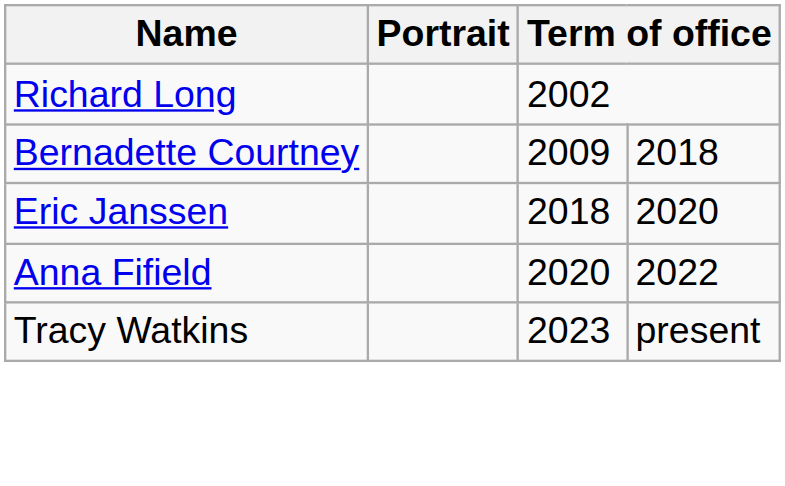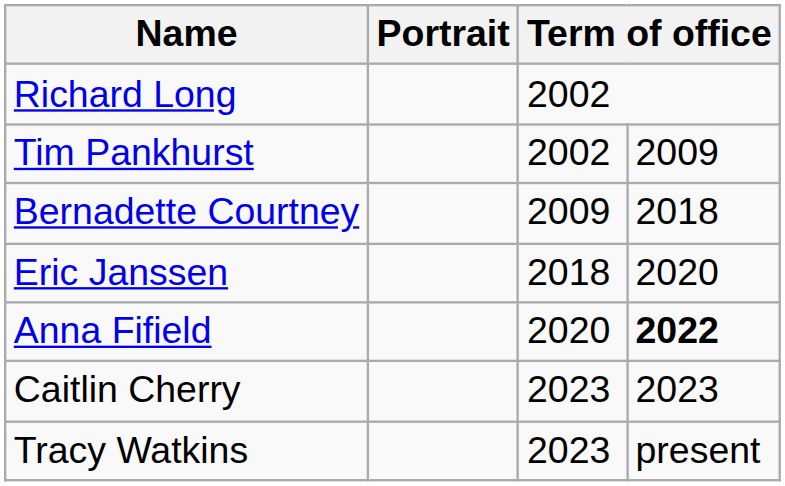+ row: (134, 152)
(677, 271) normal -> (677, 331) bold
+ row: (127, 390)
